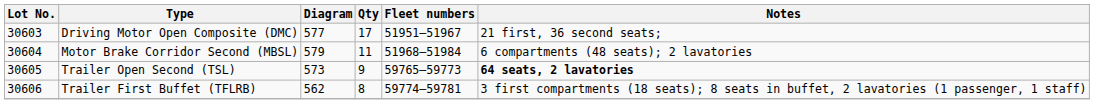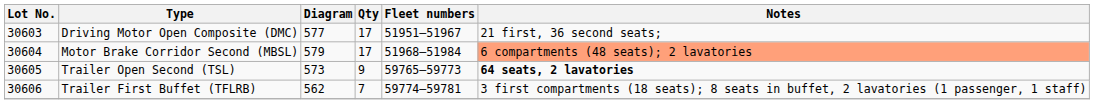(365, 52) 11 -> (365, 52) 17
(616, 52) no background -> (616, 52) lightsalmon background
(362, 89) 8 -> (362, 89) 7
